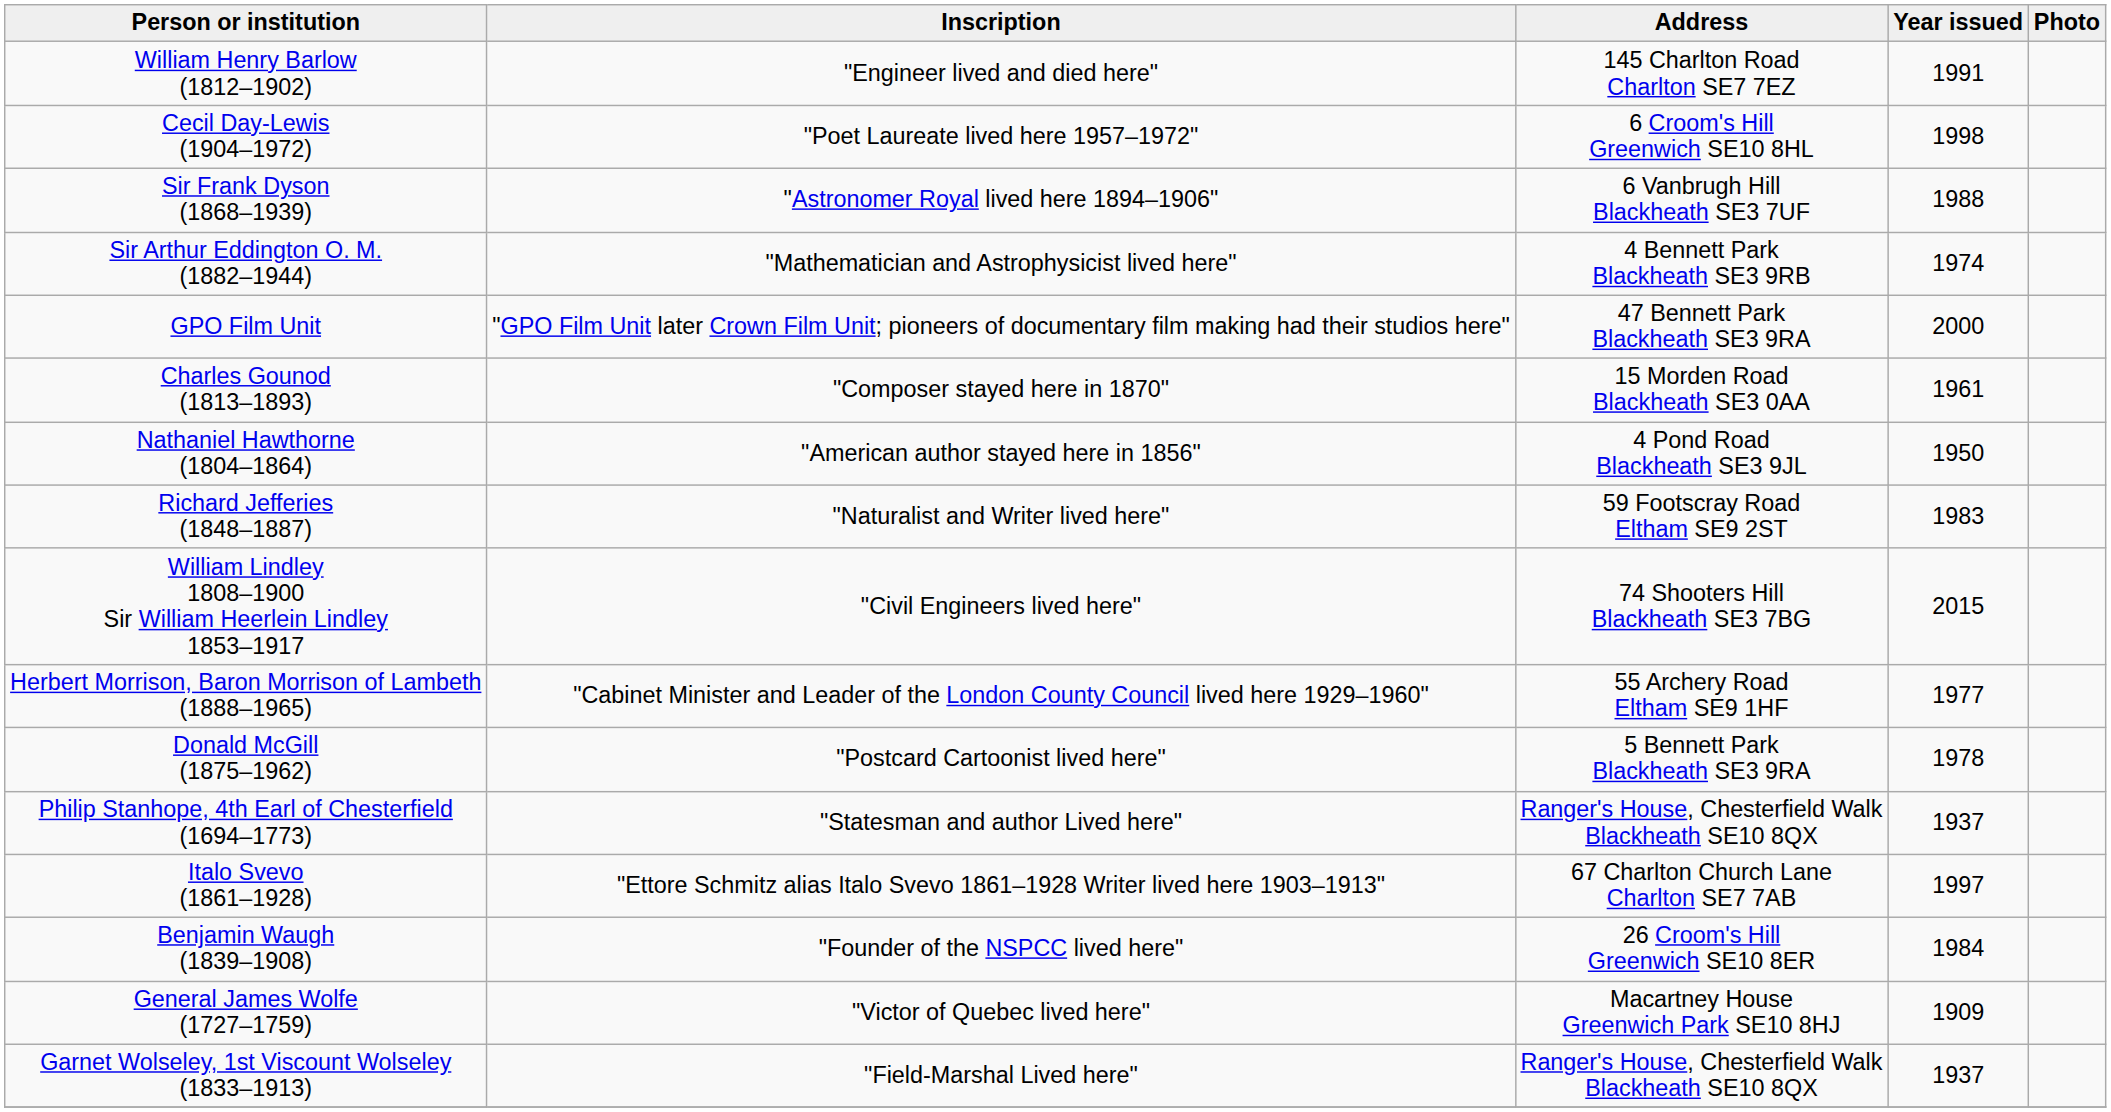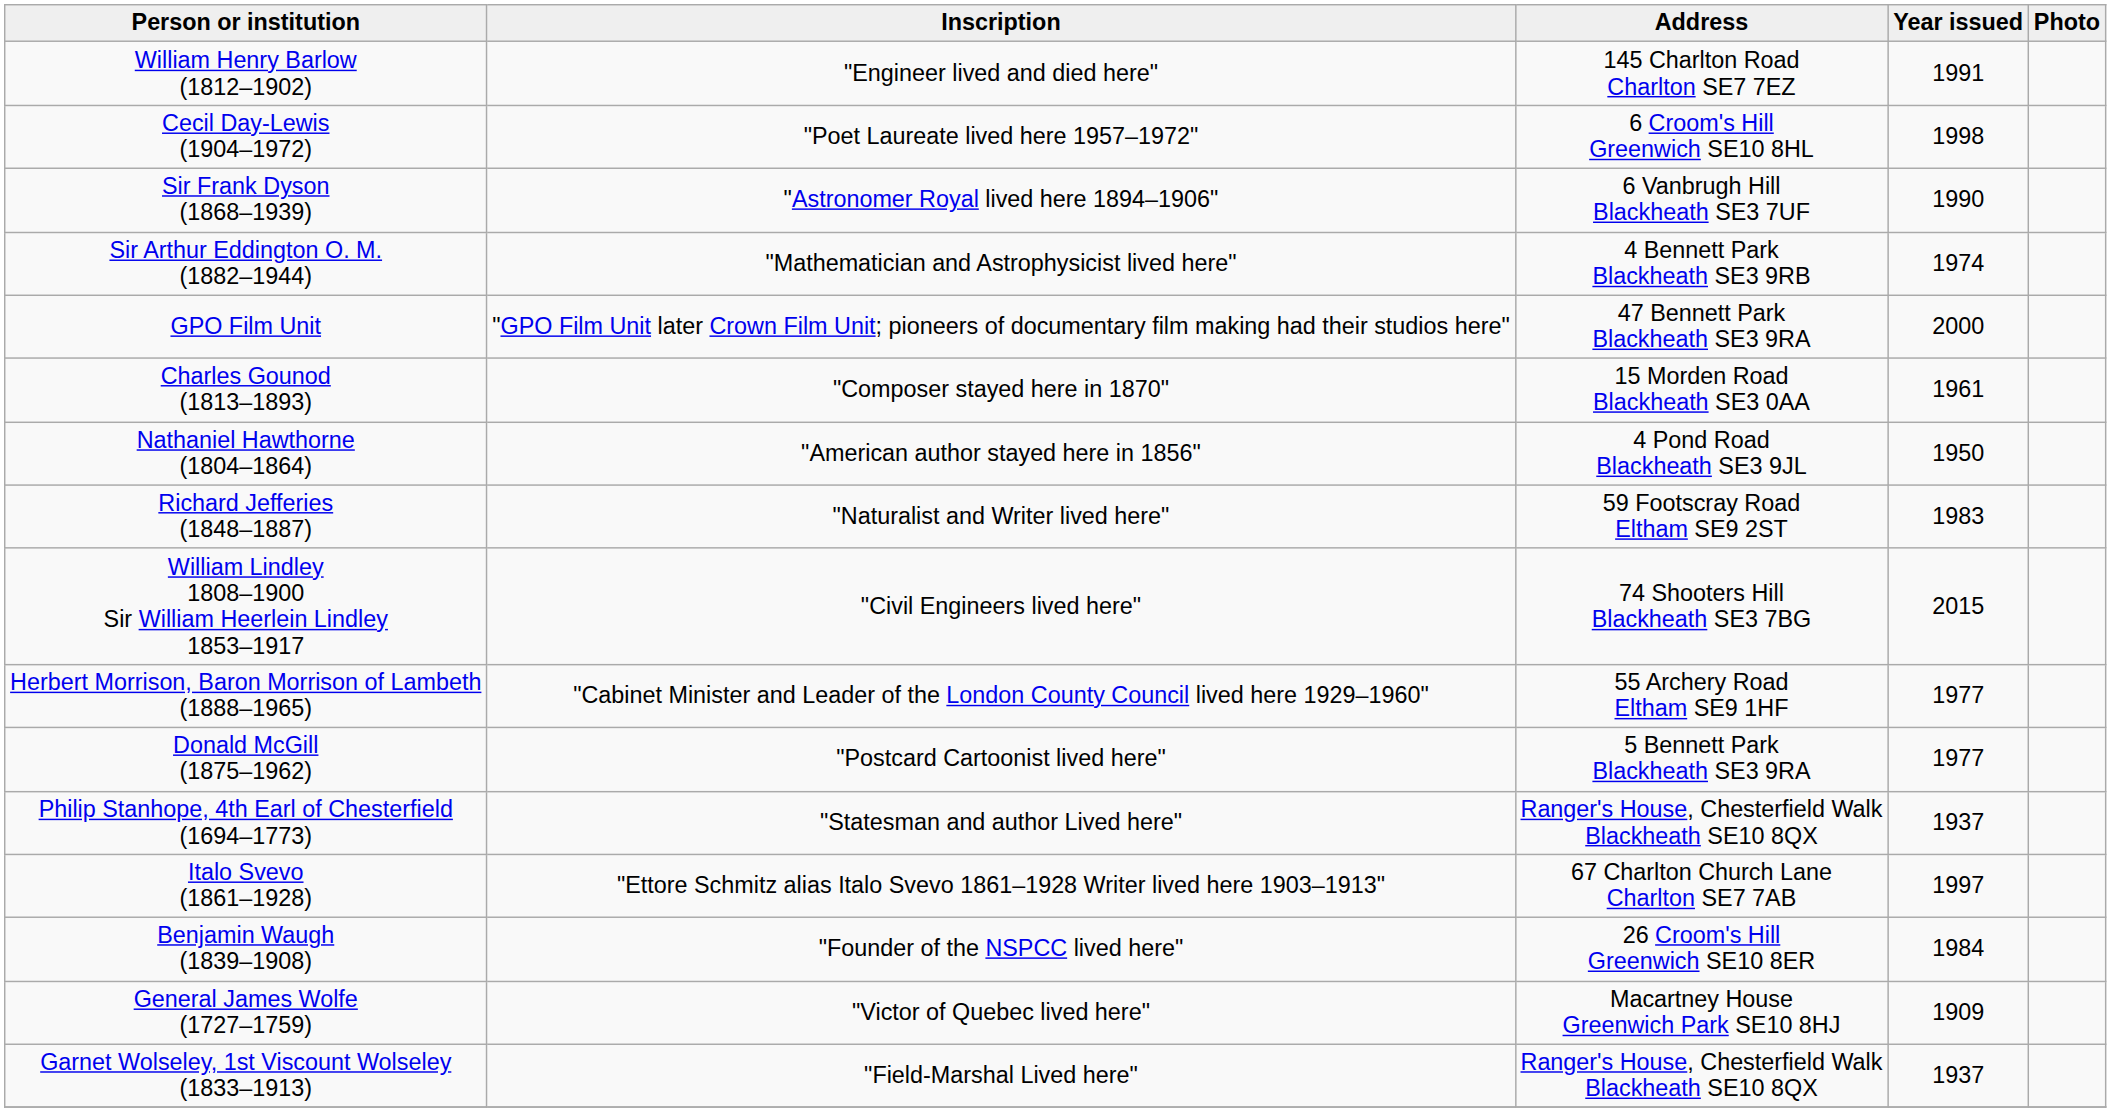(1958, 199) 1988 -> (1958, 199) 1990
(1958, 759) 1978 -> (1958, 759) 1977
